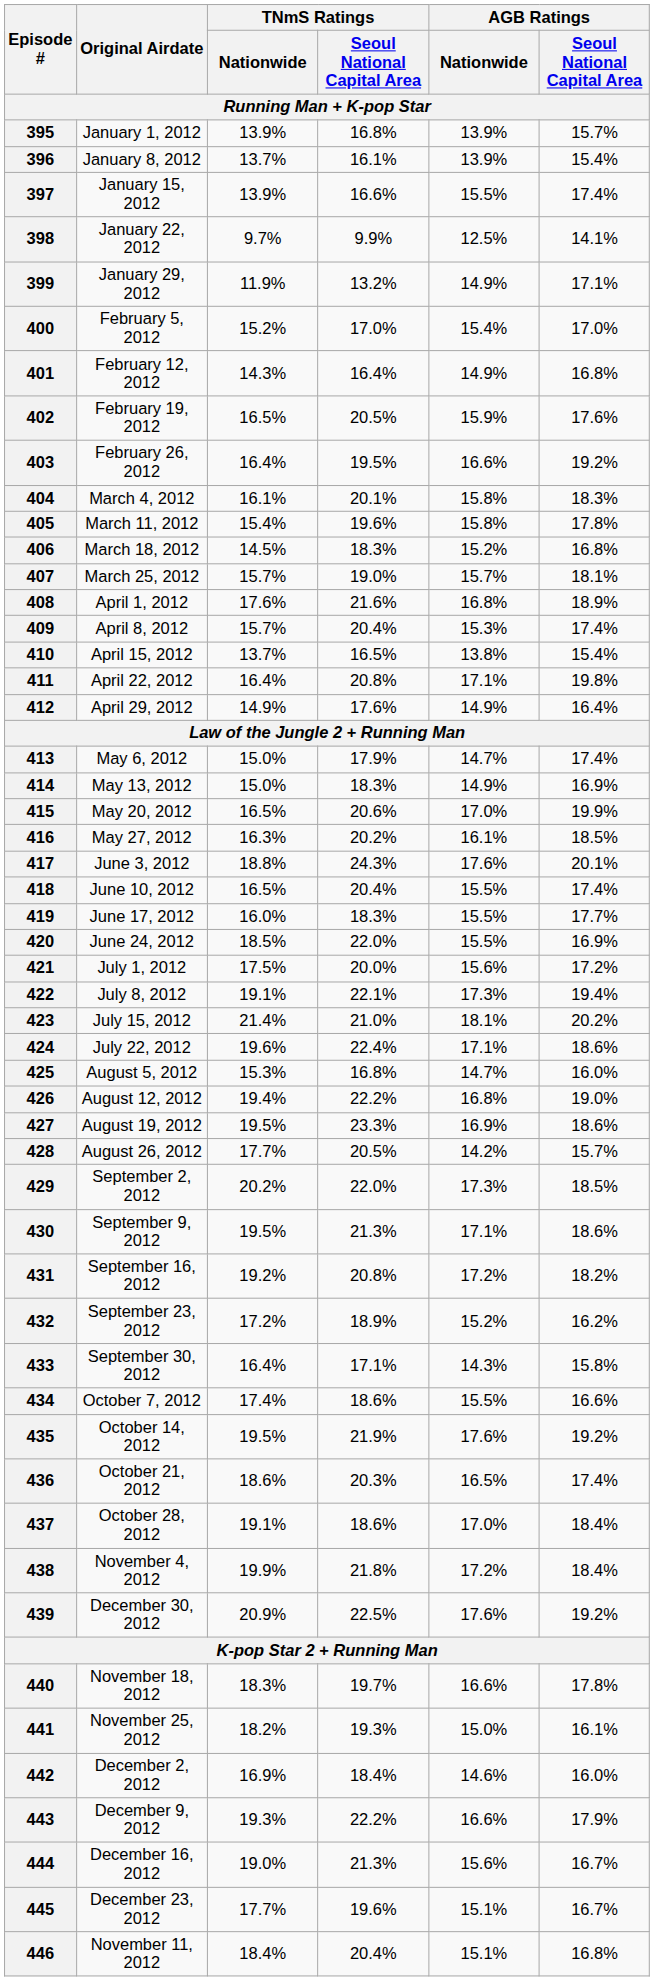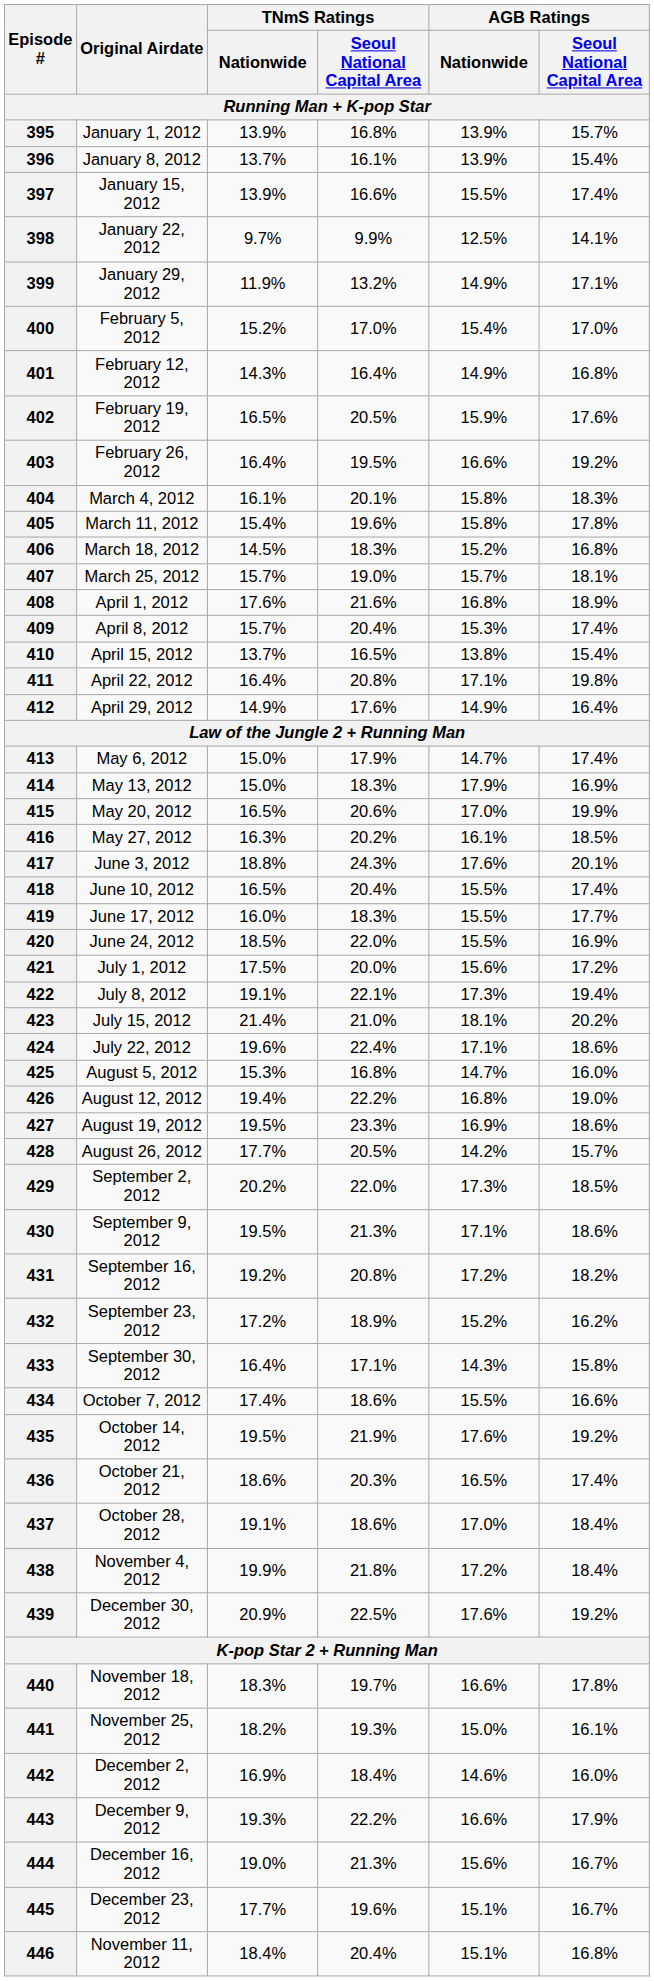(484, 785) 14.9% -> (484, 785) 17.9%
